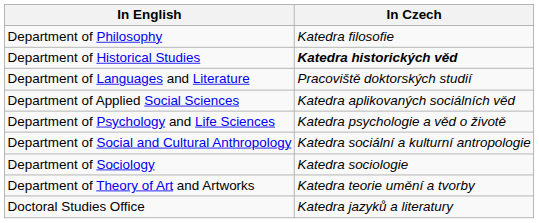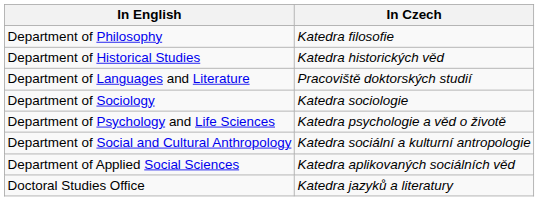(378, 57) bold -> (371, 57) normal
rows swapped: (123, 100) <-> (81, 164)
- row: (131, 185)
